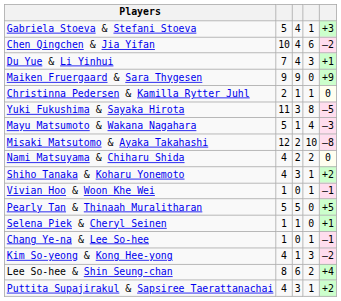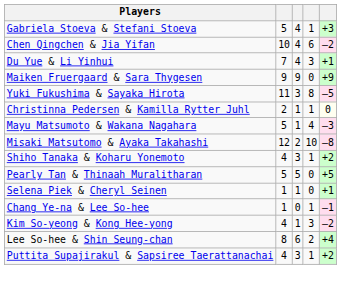rows swapped: (128, 94) <-> (96, 110)
- row: (96, 159)
- row: (81, 191)
